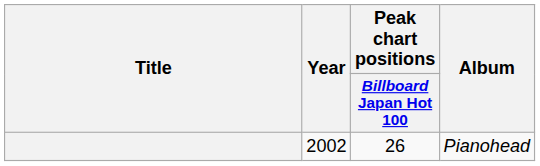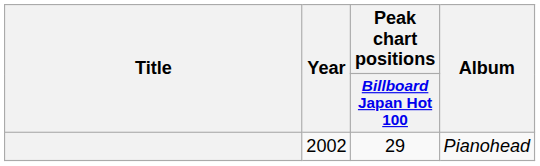(395, 146) 26 -> (395, 146) 29
